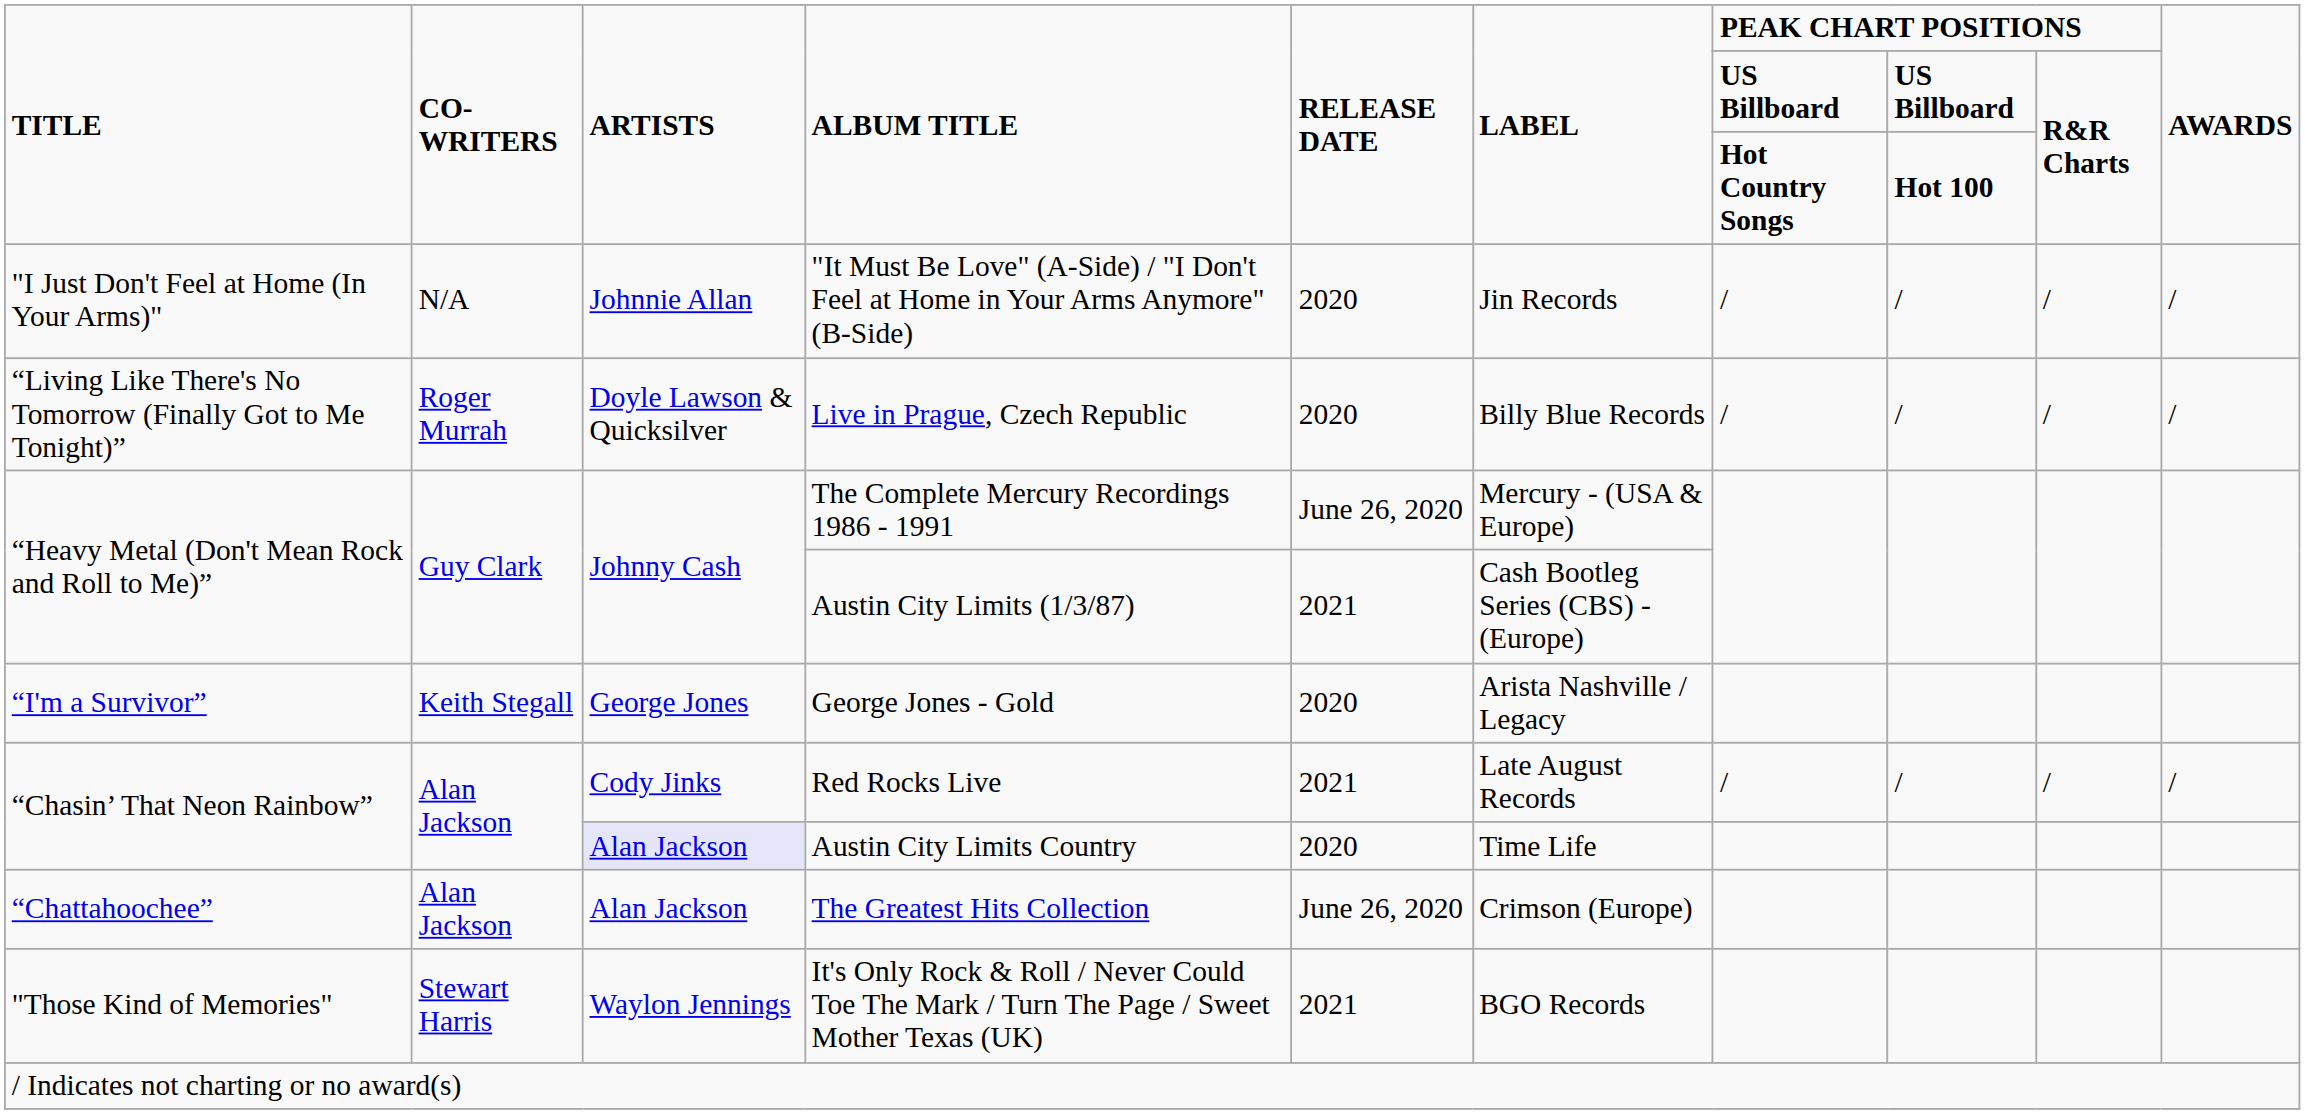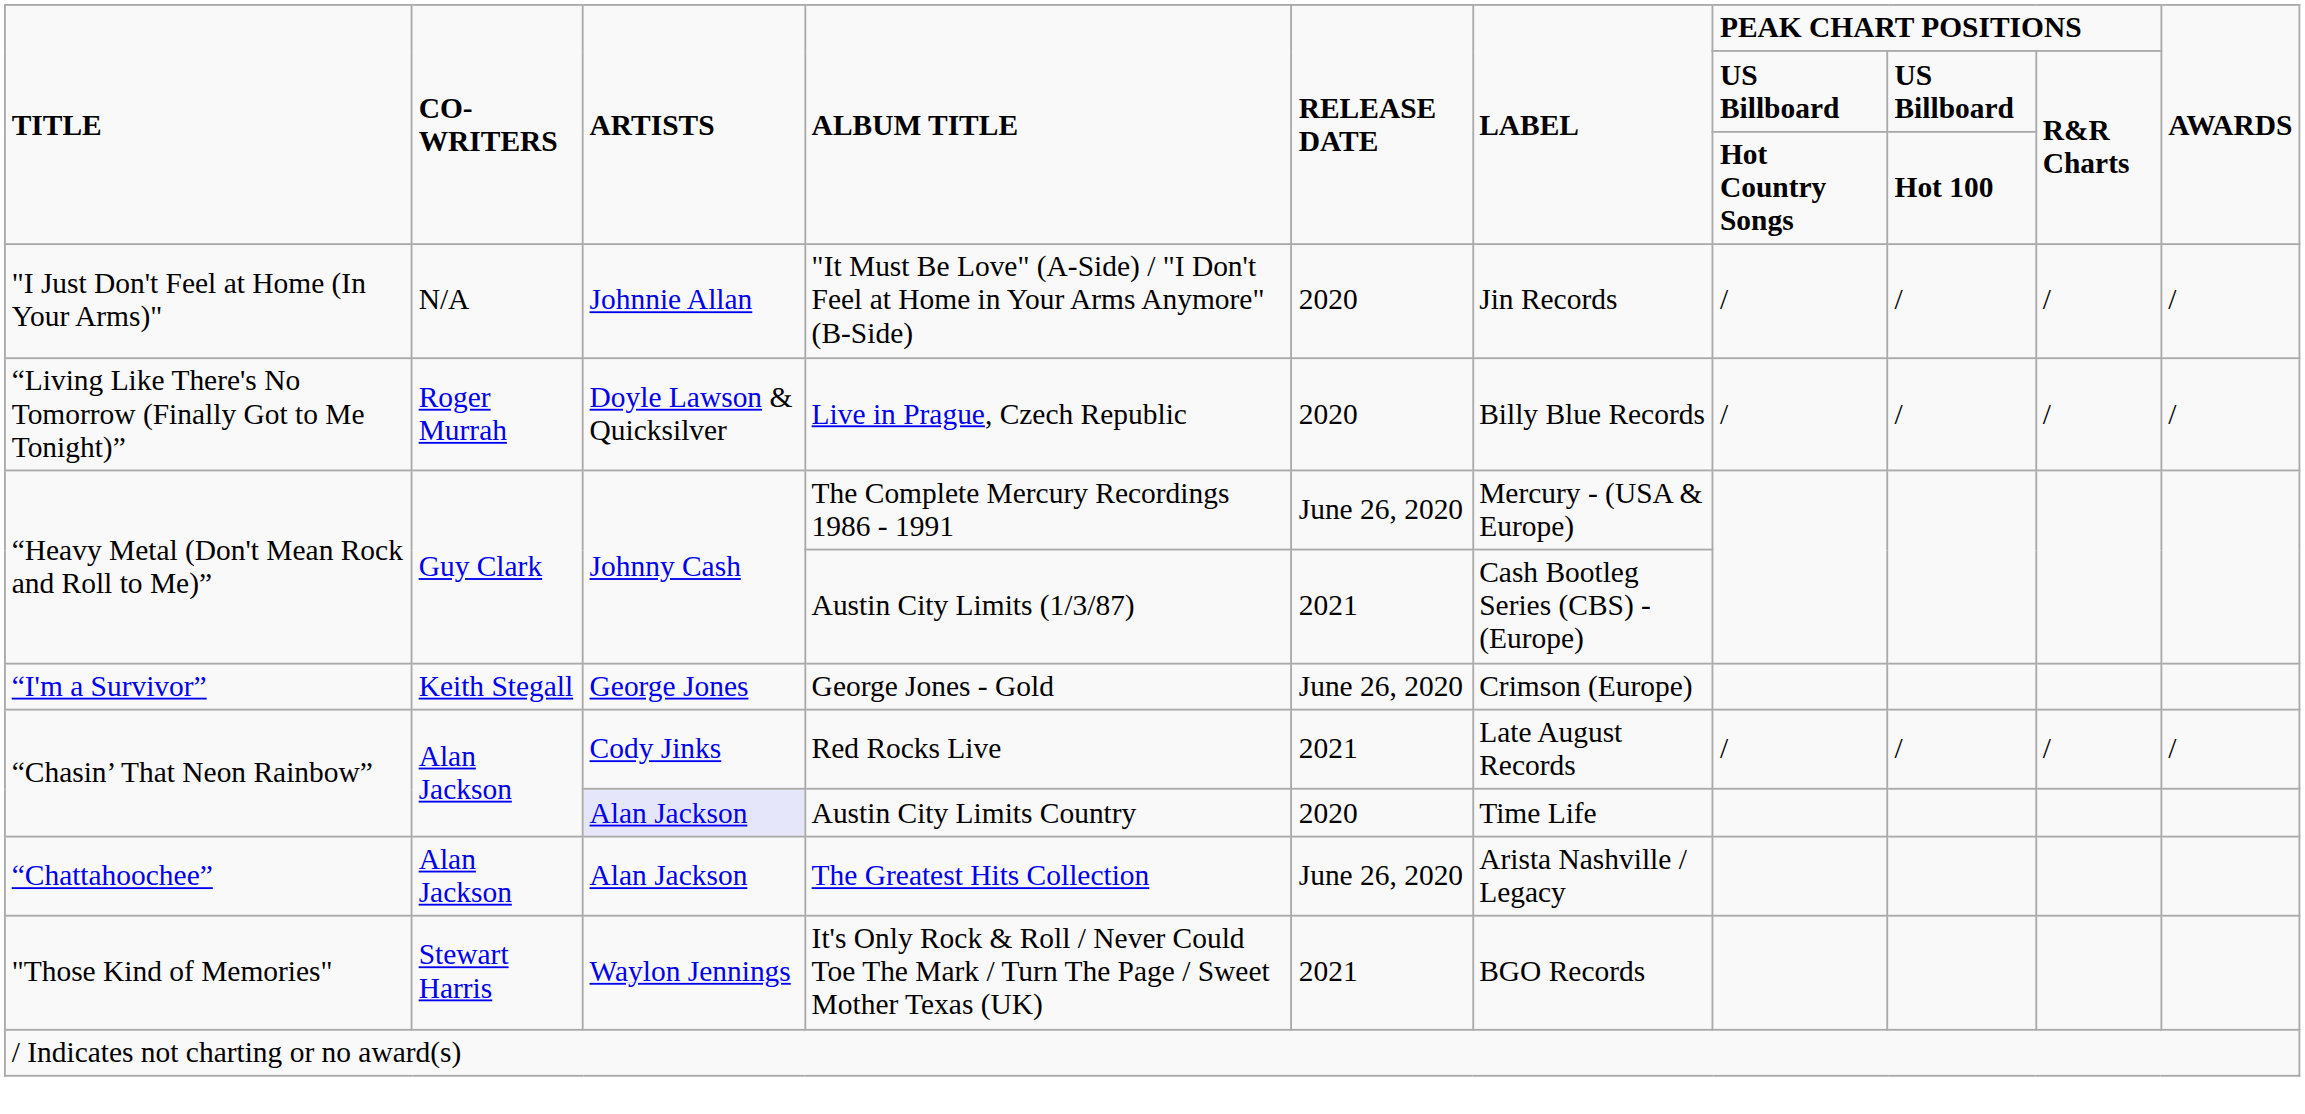(1328, 702) 2020 -> (1381, 685) June 26, 2020
(1583, 702) Arista Nashville / Legacy -> (1586, 685) Crimson (Europe)
(1586, 908) Crimson (Europe) -> (1583, 875) Arista Nashville / Legacy
